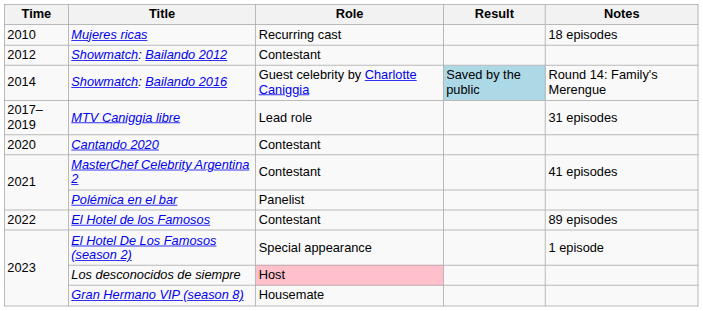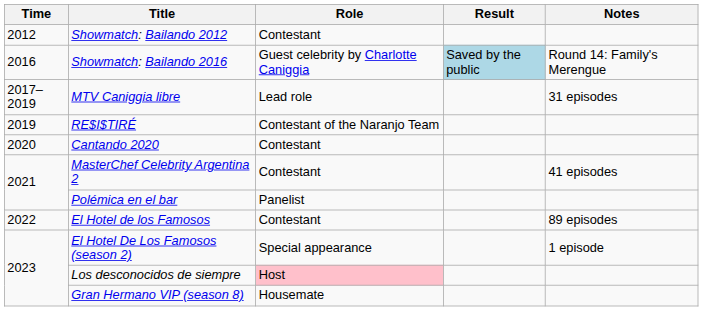- row: (109, 34)
(22, 82) 2014 -> (22, 62) 2016
+ row: (104, 124)
